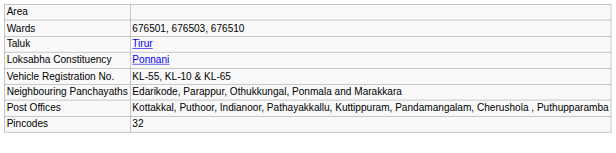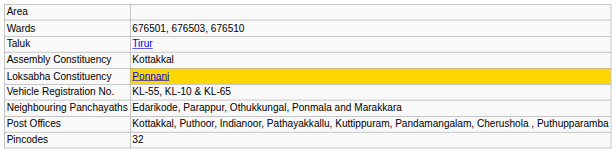+ row: (59, 60)
(151, 60) no background -> (151, 76) gold background
